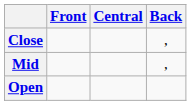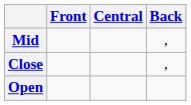rows swapped: (25, 40) <-> (25, 64)
